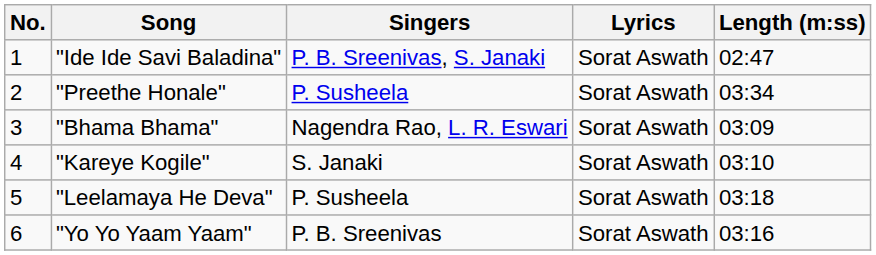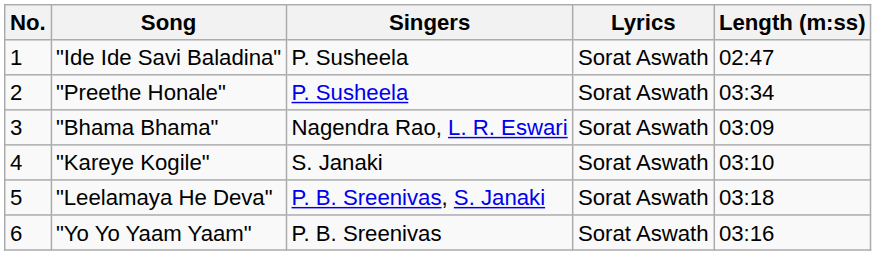(418, 58) P. B. Sreenivas, S. Janaki -> (350, 58) P. Susheela
(350, 198) P. Susheela -> (418, 198) P. B. Sreenivas, S. Janaki
